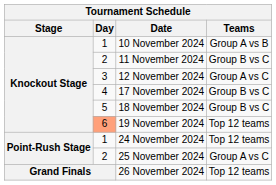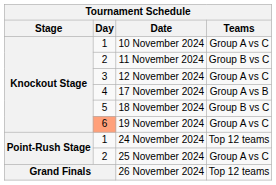(239, 44) Group A vs B -> (239, 44) Group A vs C
(239, 92) Group B vs C -> (239, 92) Group A vs B
(239, 124) Top 12 teams -> (239, 124) Group A vs C
